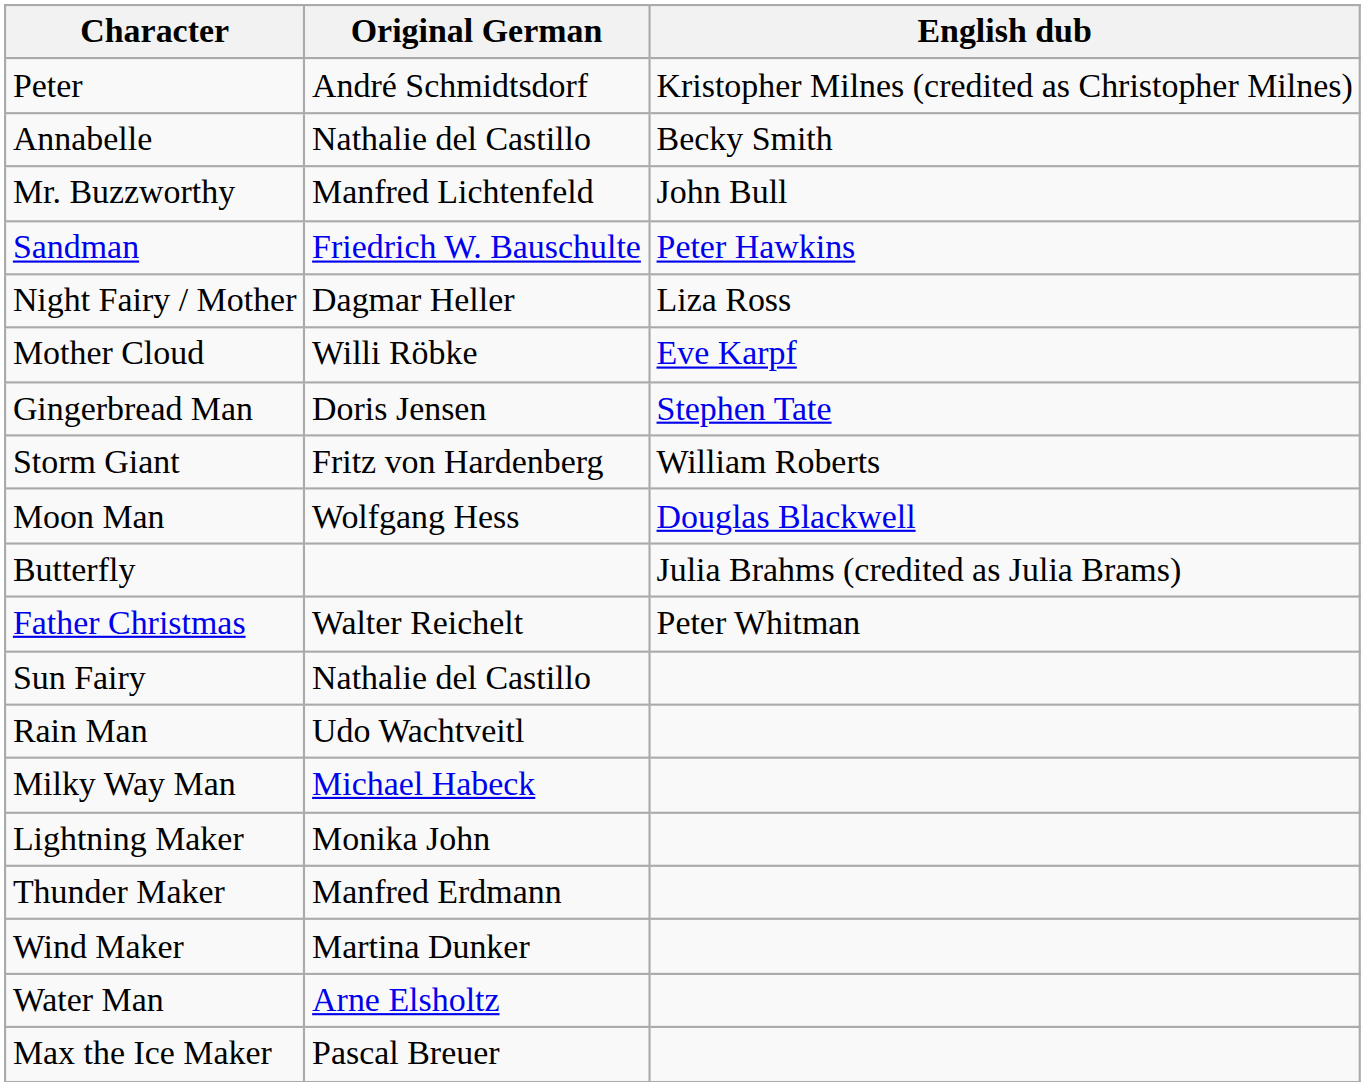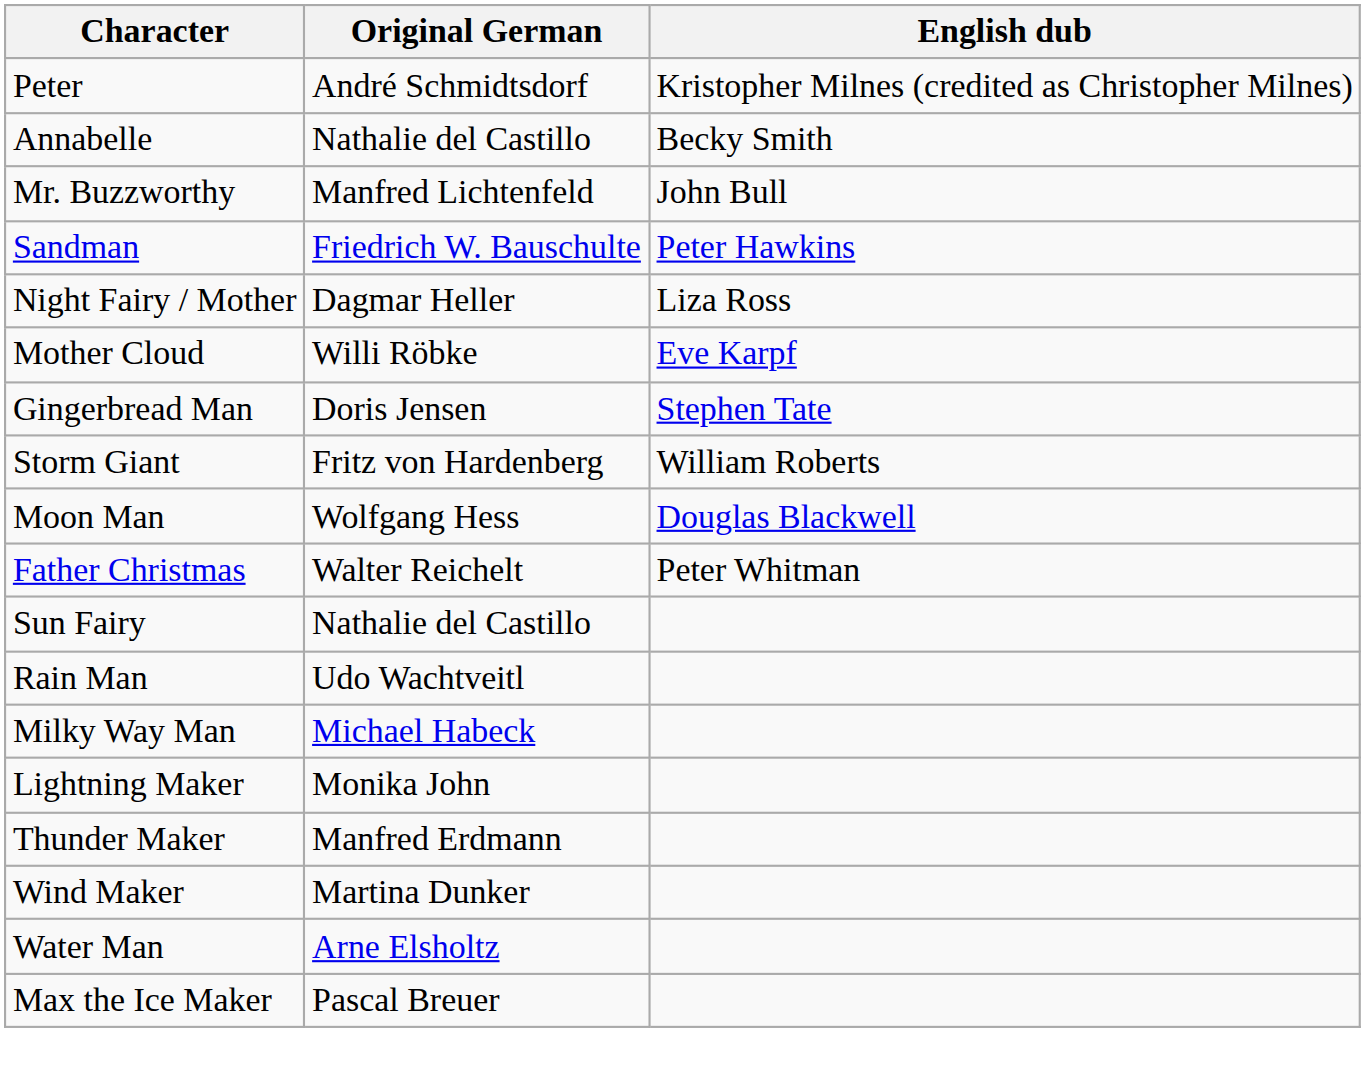- row: (74, 569)
